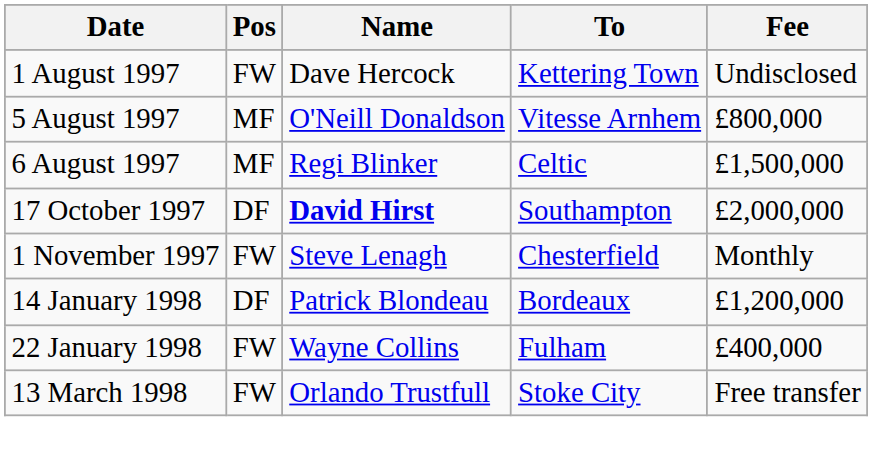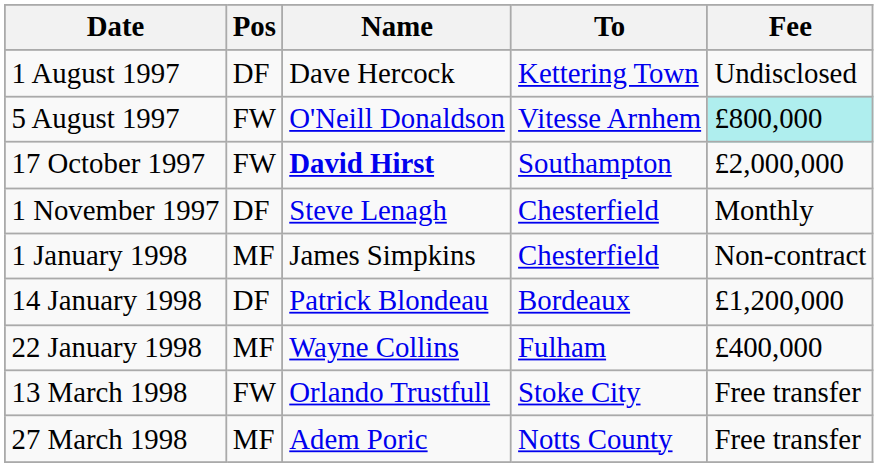(254, 73) FW -> (251, 73) DF
(254, 118) MF -> (254, 118) FW
(768, 118) no background -> (768, 118) paleturquoise background
- row: (96, 164)
(251, 210) DF -> (254, 164) FW
(254, 255) FW -> (251, 210) DF
+ row: (100, 255)
(254, 347) FW -> (254, 347) MF
+ row: (100, 438)
